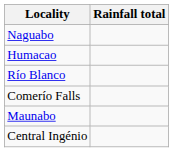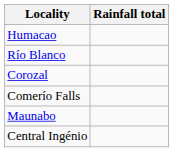- row: (30, 34)
+ row: (28, 75)
